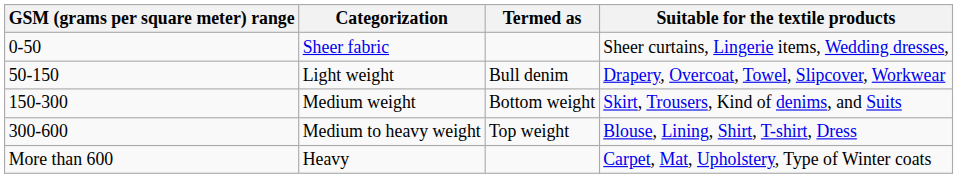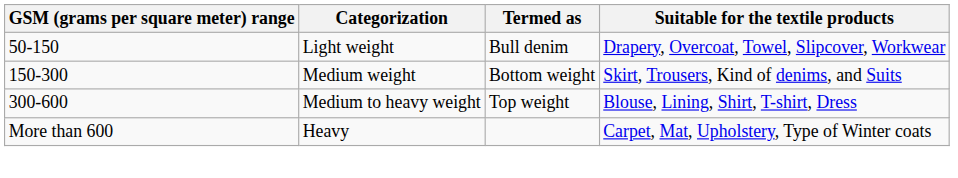- row: (346, 46)
